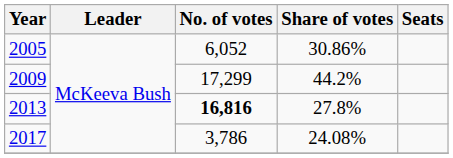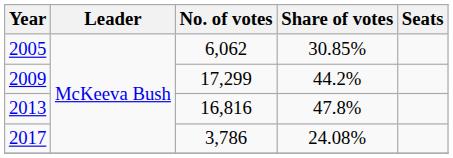(226, 49) 6,052 -> (226, 49) 6,062
(337, 49) 30.86% -> (337, 49) 30.85%
(226, 108) bold -> (226, 108) normal
(337, 108) 27.8% -> (337, 108) 47.8%
